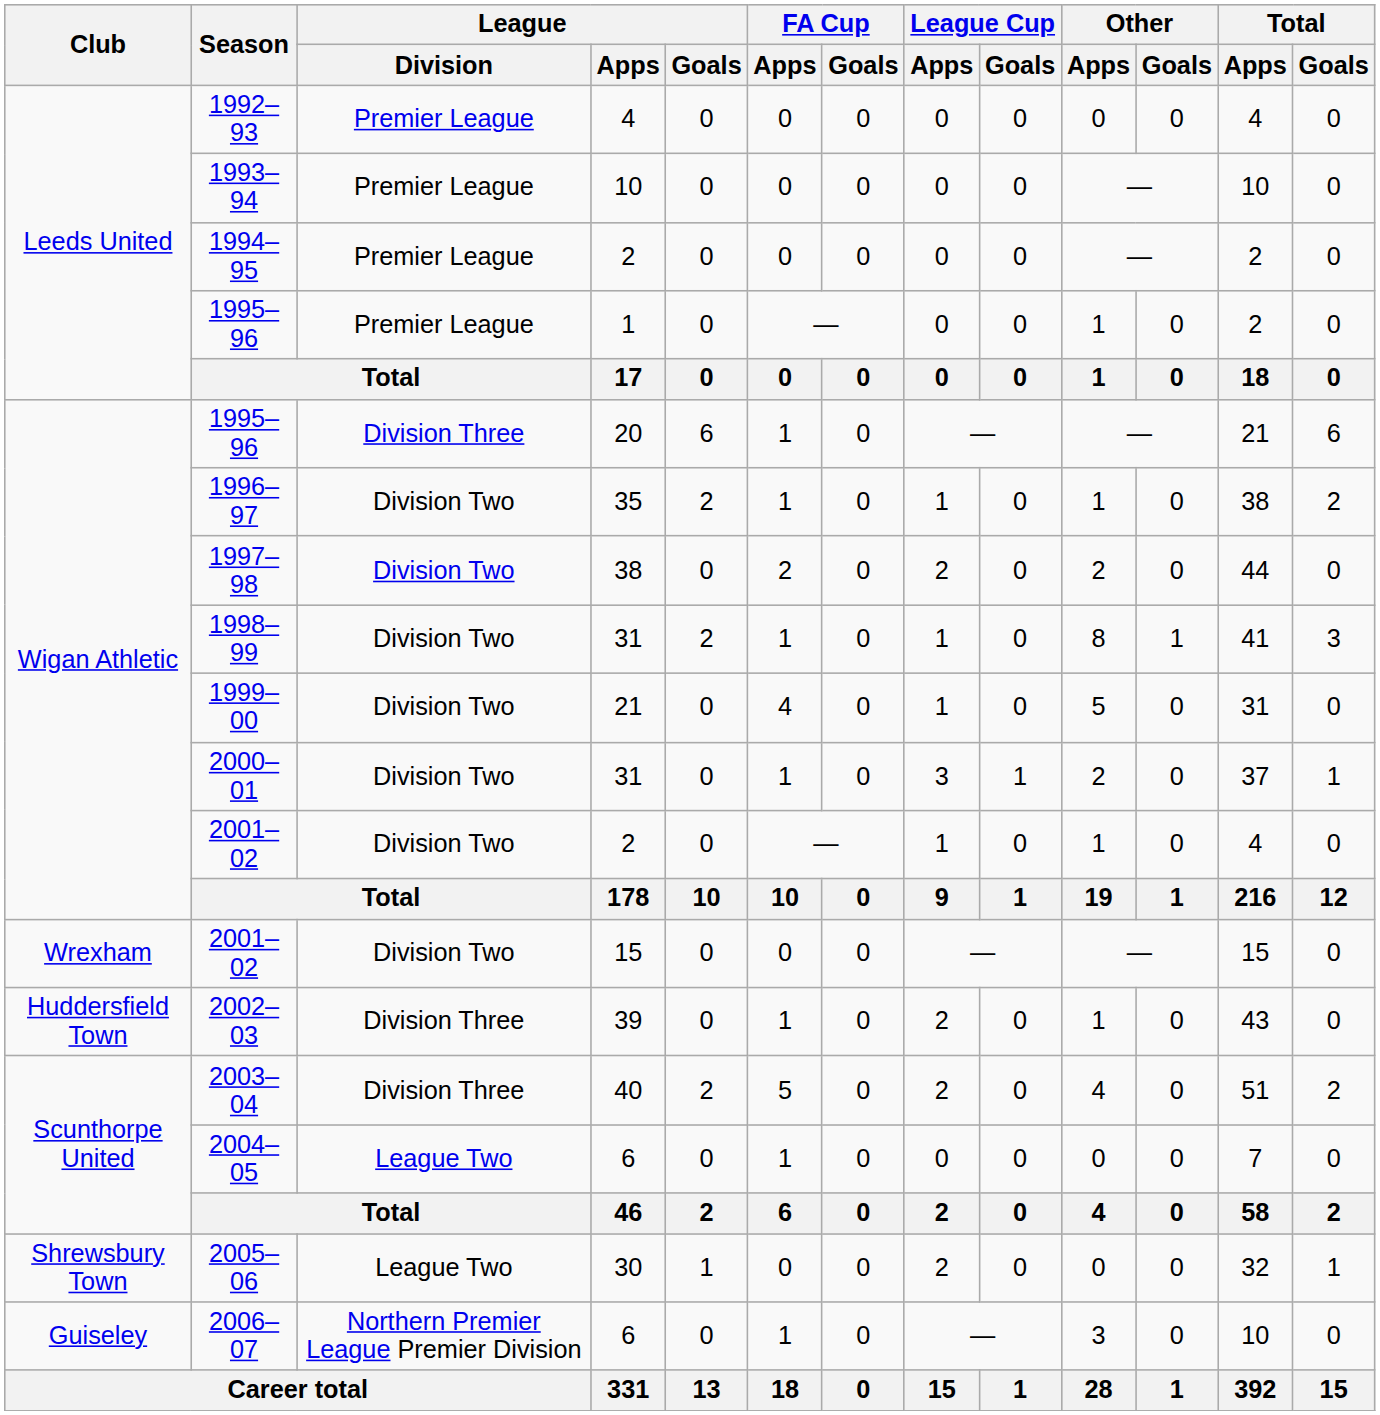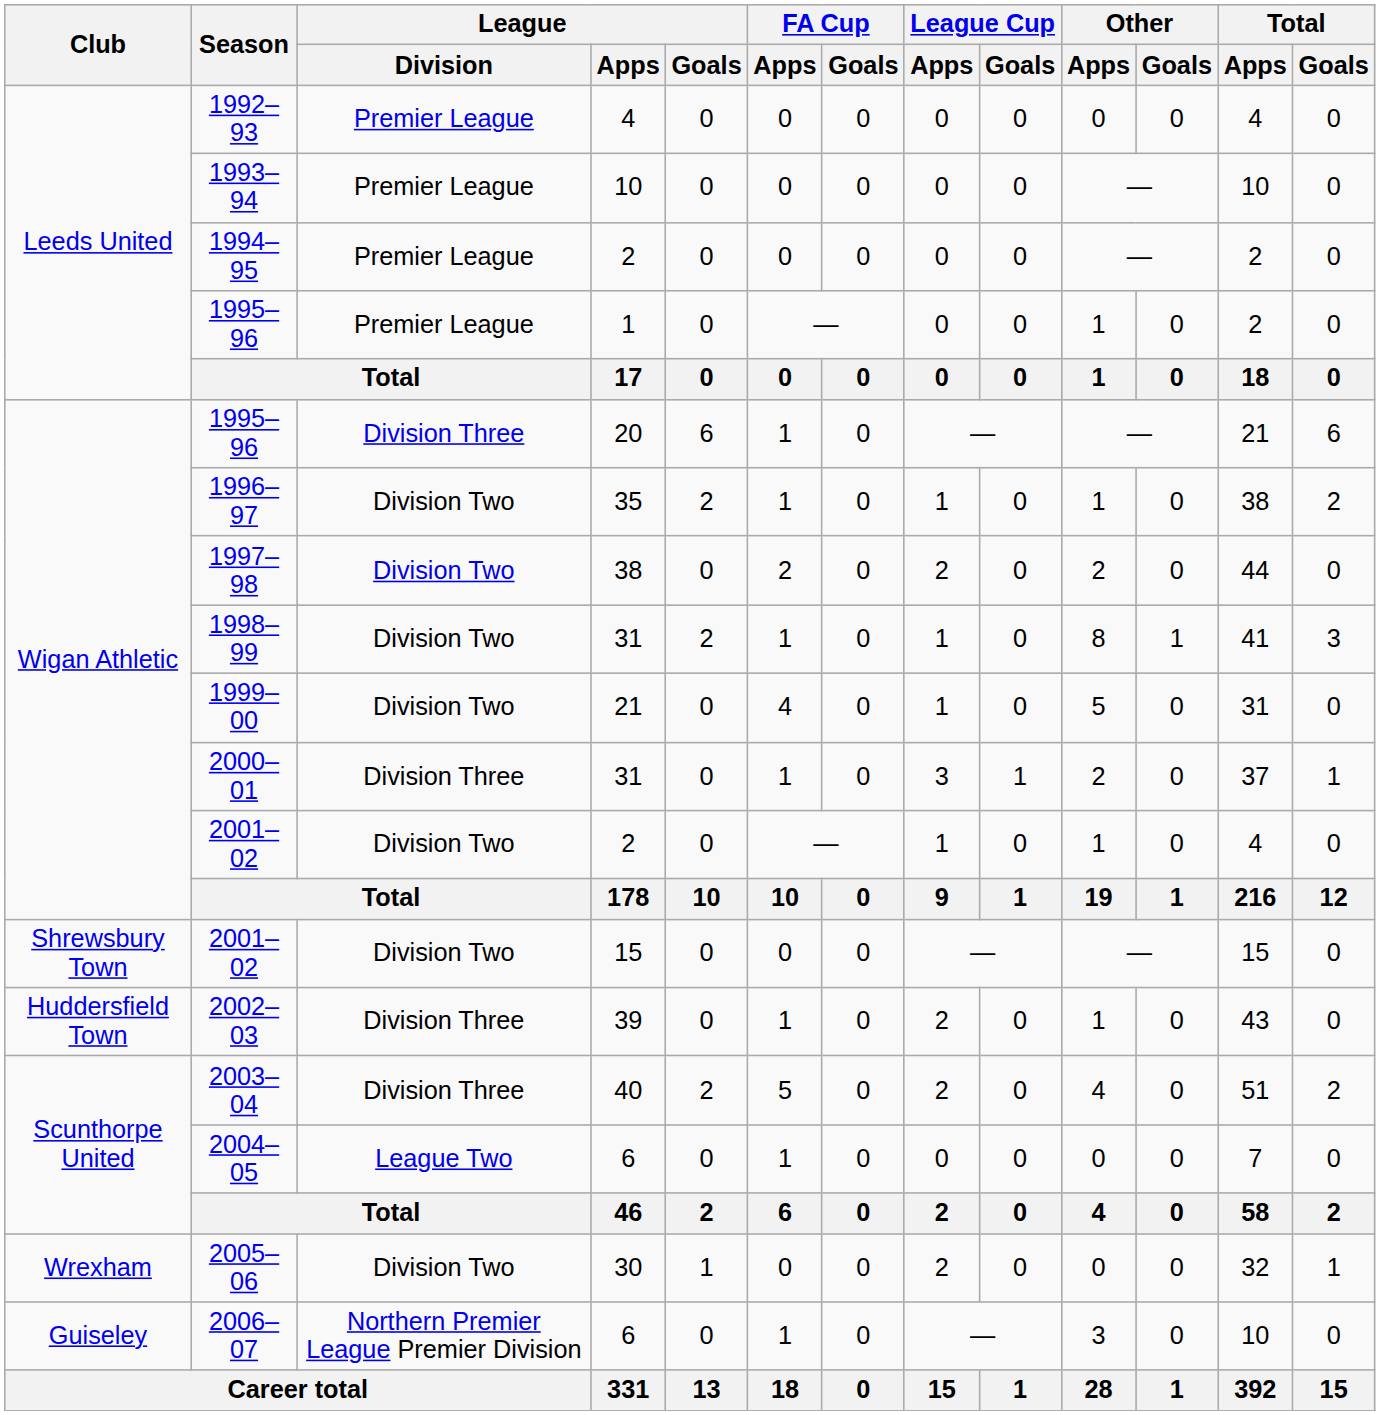(444, 775) Division Two -> (444, 775) Division Three
(98, 952) Wrexham -> (98, 952) Shrewsbury Town
(98, 1267) Shrewsbury Town -> (98, 1267) Wrexham
(444, 1267) League Two -> (444, 1267) Division Two
